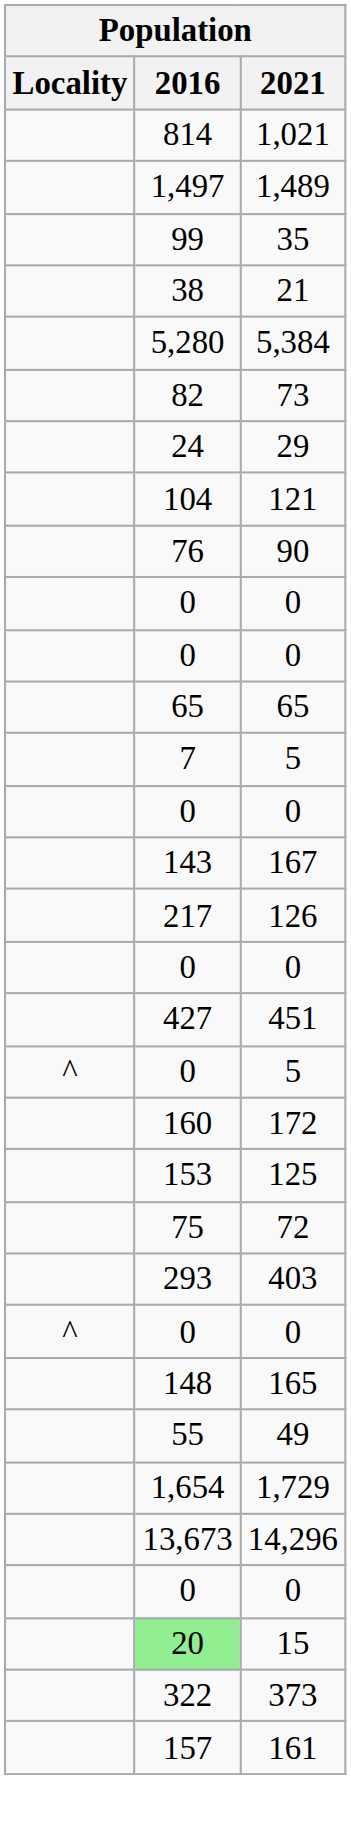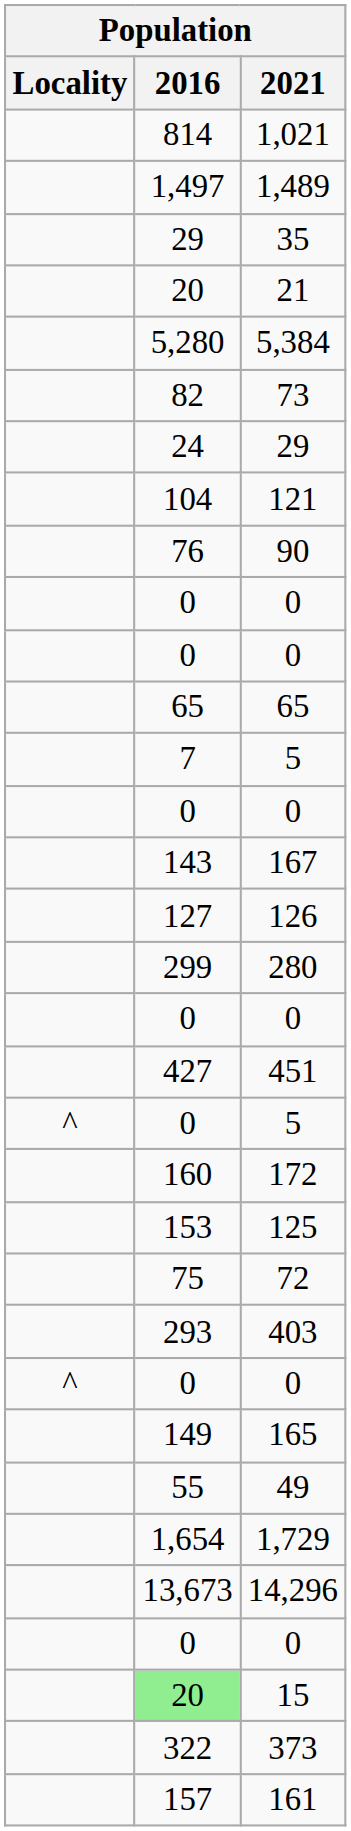(188, 238) 99 -> (188, 238) 29
(188, 290) 38 -> (188, 290) 20
(188, 914) 217 -> (188, 914) 127
+ row: (70, 967)
(188, 1382) 148 -> (188, 1435) 149
